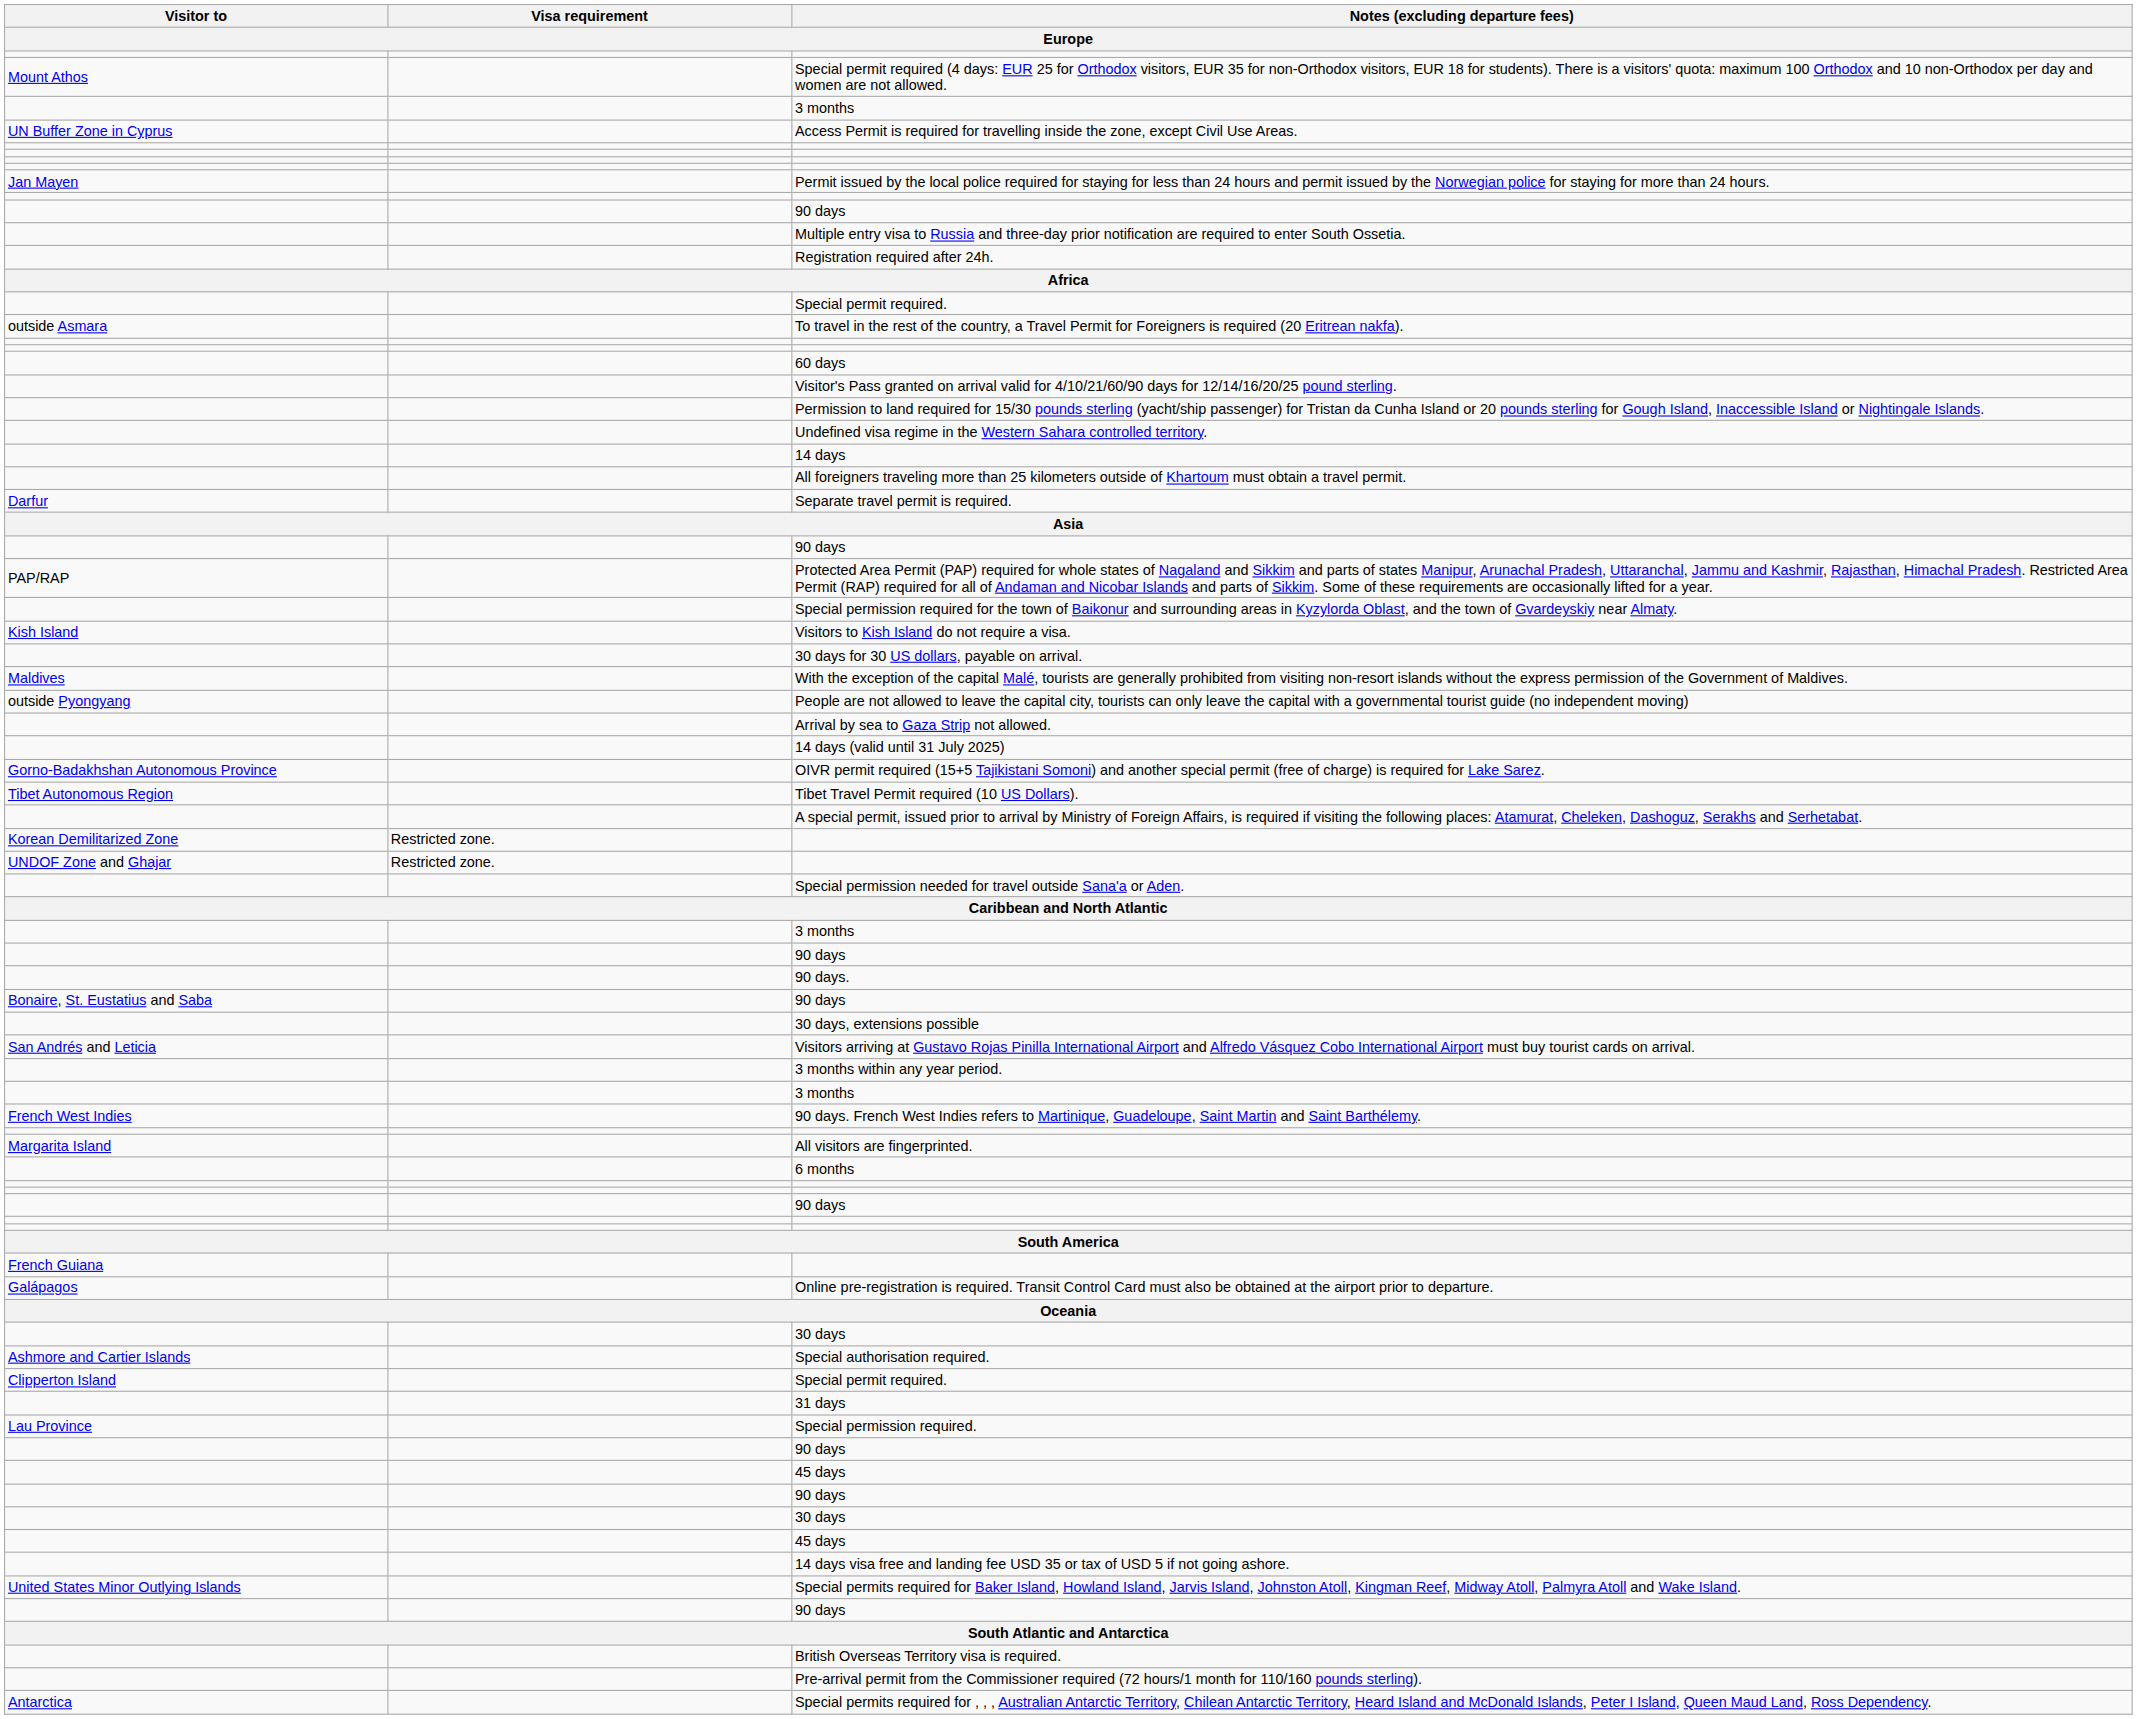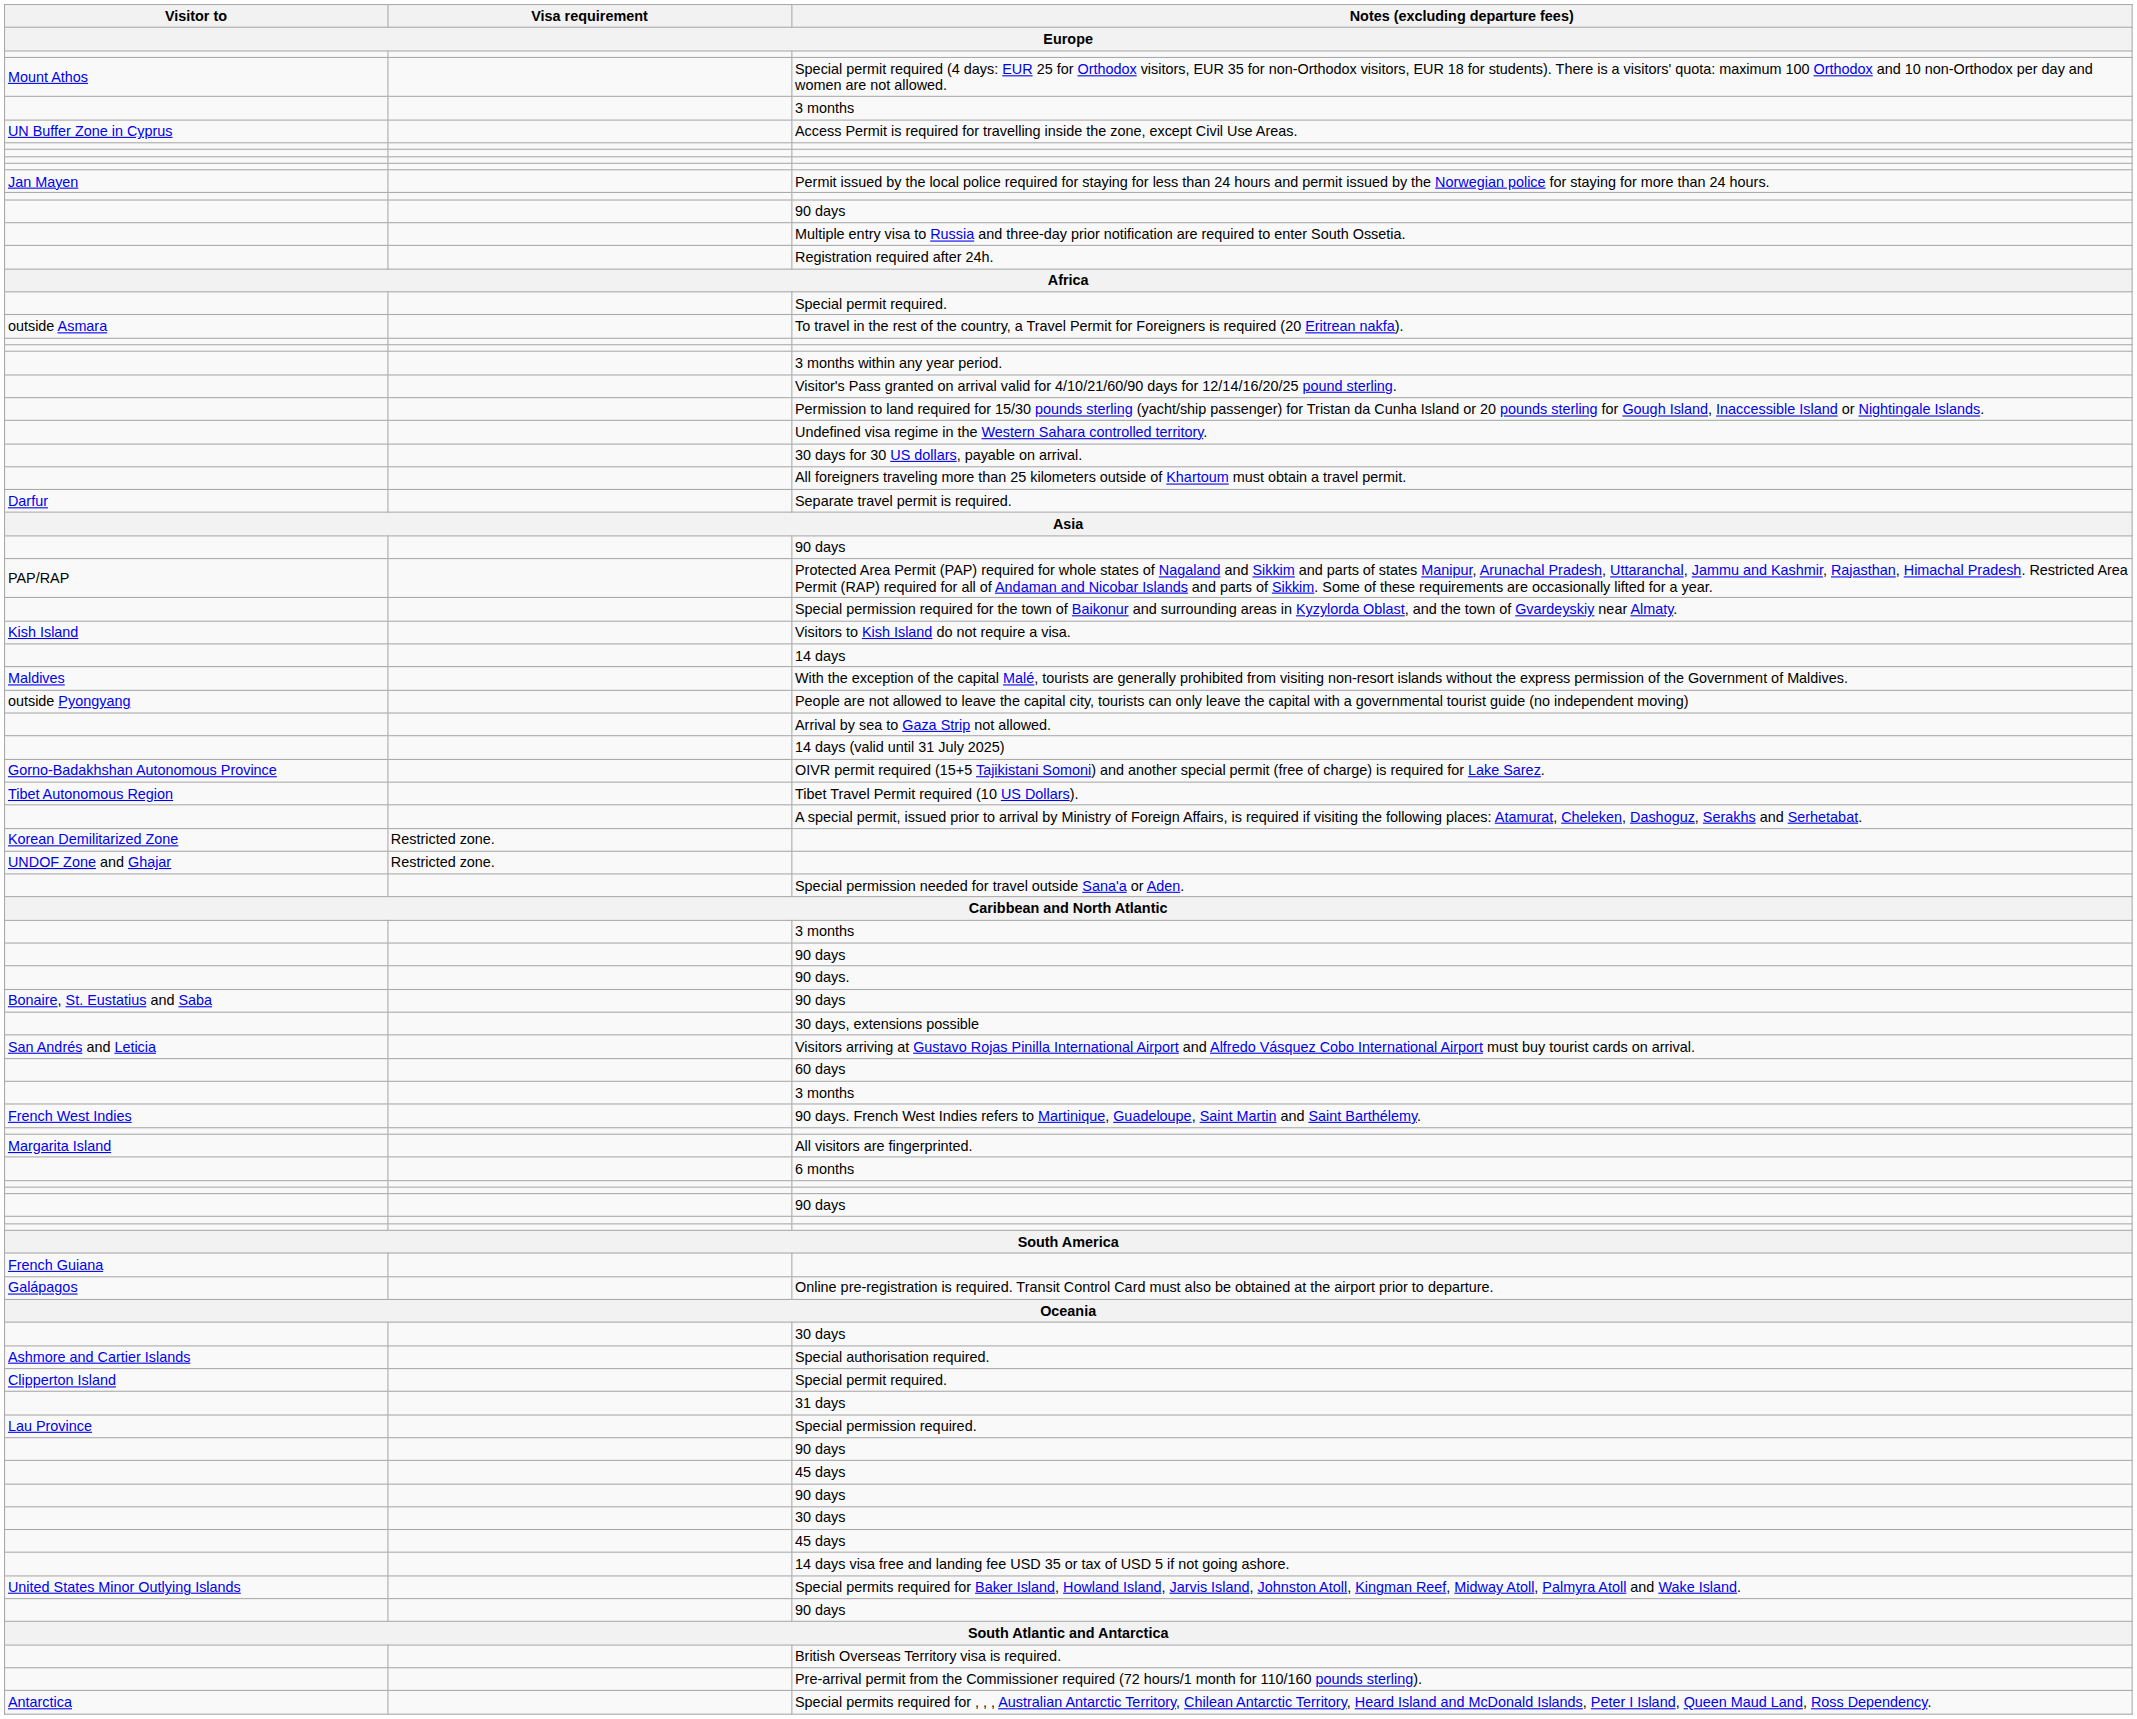rows swapped: (196, 1070) <-> (196, 363)
rows swapped: (196, 656) <-> (196, 455)
